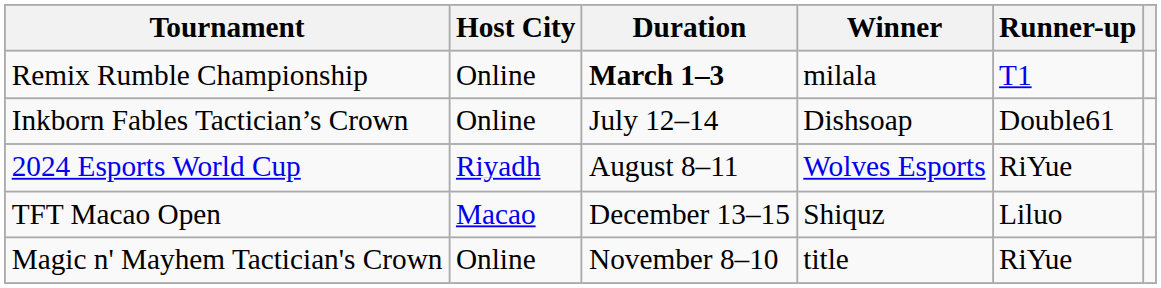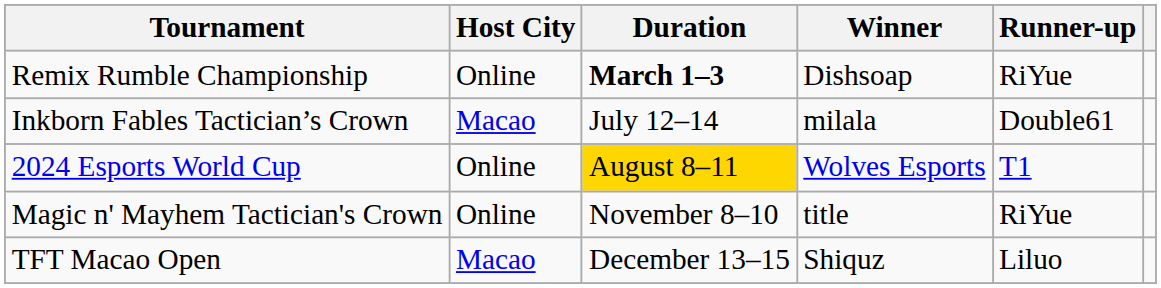(840, 74) milala -> (858, 74) Dishsoap
(1015, 74) T1 -> (1036, 74) RiYue
(496, 120) Online -> (496, 120) Macao
(858, 120) Dishsoap -> (840, 120) milala
(498, 167) Riyadh -> (496, 167) Online
(664, 167) no background -> (664, 167) gold background
(1036, 167) RiYue -> (1015, 167) T1
rows swapped: (227, 259) <-> (116, 213)
